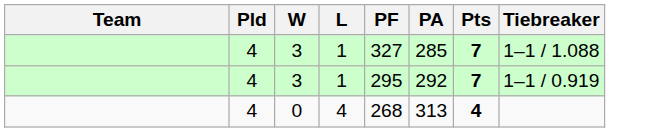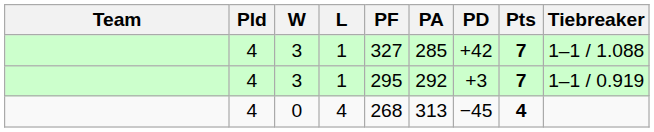+ column: (476, 19)
